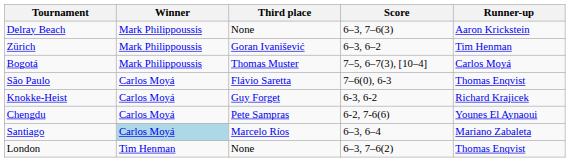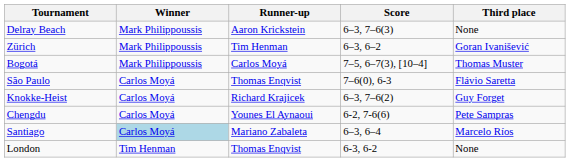columns swapped: (509, 13) <-> (285, 13)
(360, 98) 6-3, 6-2 -> (368, 98) 6–3, 7–6(2)
(368, 149) 6–3, 7–6(2) -> (360, 149) 6-3, 6-2
